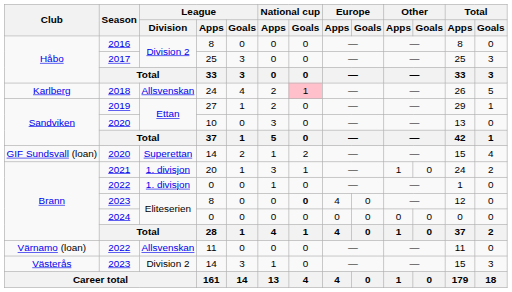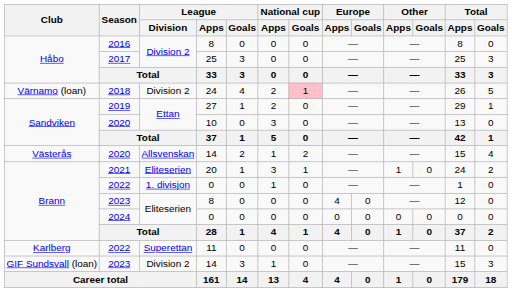(52, 91) Karlberg -> (52, 91) Värnamo (loan)
(168, 91) Allsvenskan -> (168, 91) Division 2
(52, 153) GIF Sundsvall (loan) -> (52, 153) Västerås
(168, 153) Superettan -> (168, 153) Allsvenskan
(168, 169) 1. divisjon -> (168, 169) Eliteserien
(306, 201) bold -> (306, 201) normal
(52, 248) Värnamo (loan) -> (52, 248) Karlberg
(168, 248) Allsvenskan -> (168, 248) Superettan
(52, 264) Västerås -> (52, 264) GIF Sundsvall (loan)
